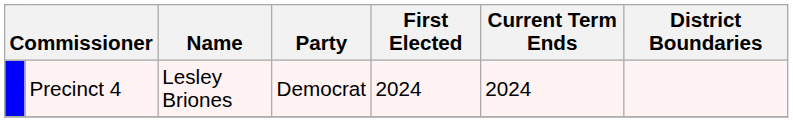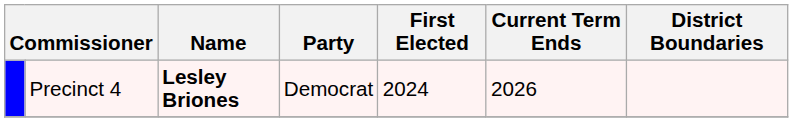(197, 88) normal -> (201, 88) bold
(508, 88) 2024 -> (514, 88) 2026
